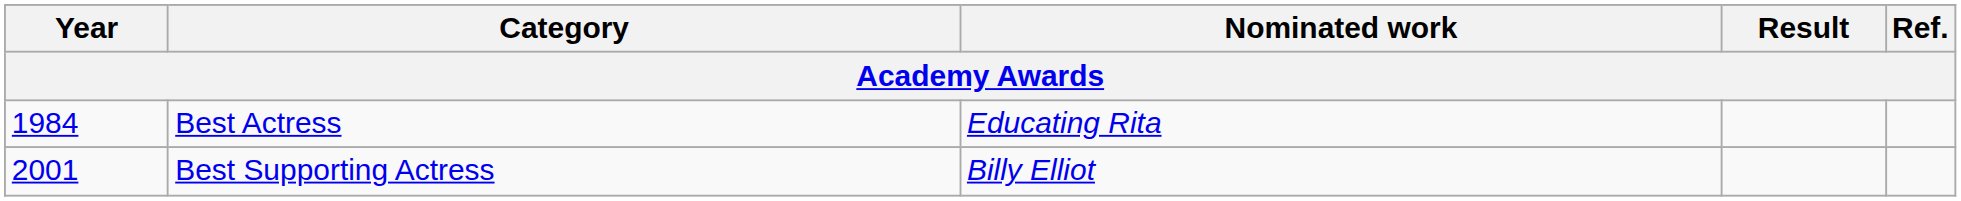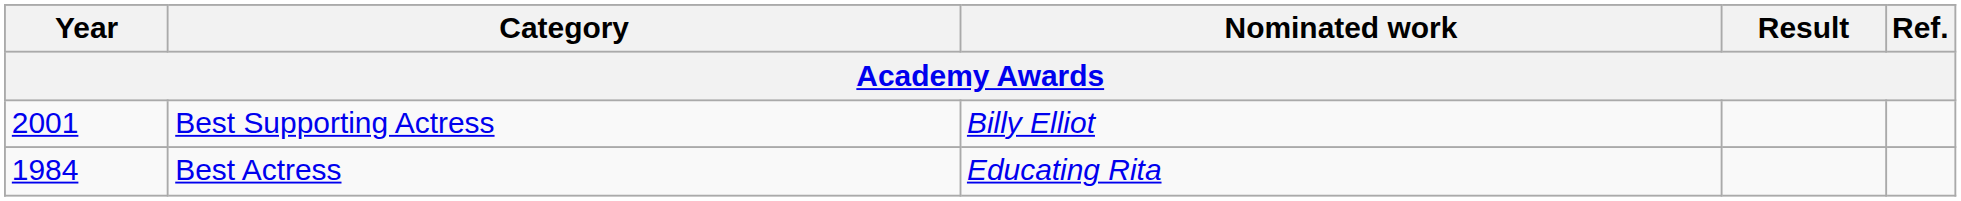rows swapped: (258, 123) <-> (335, 170)
